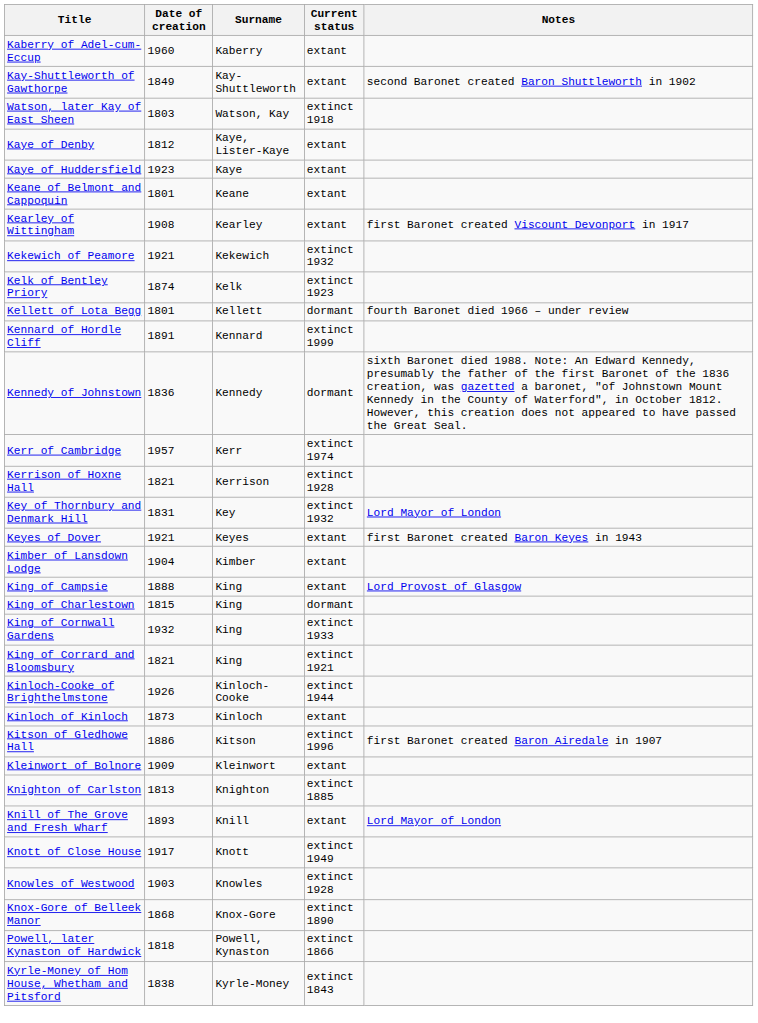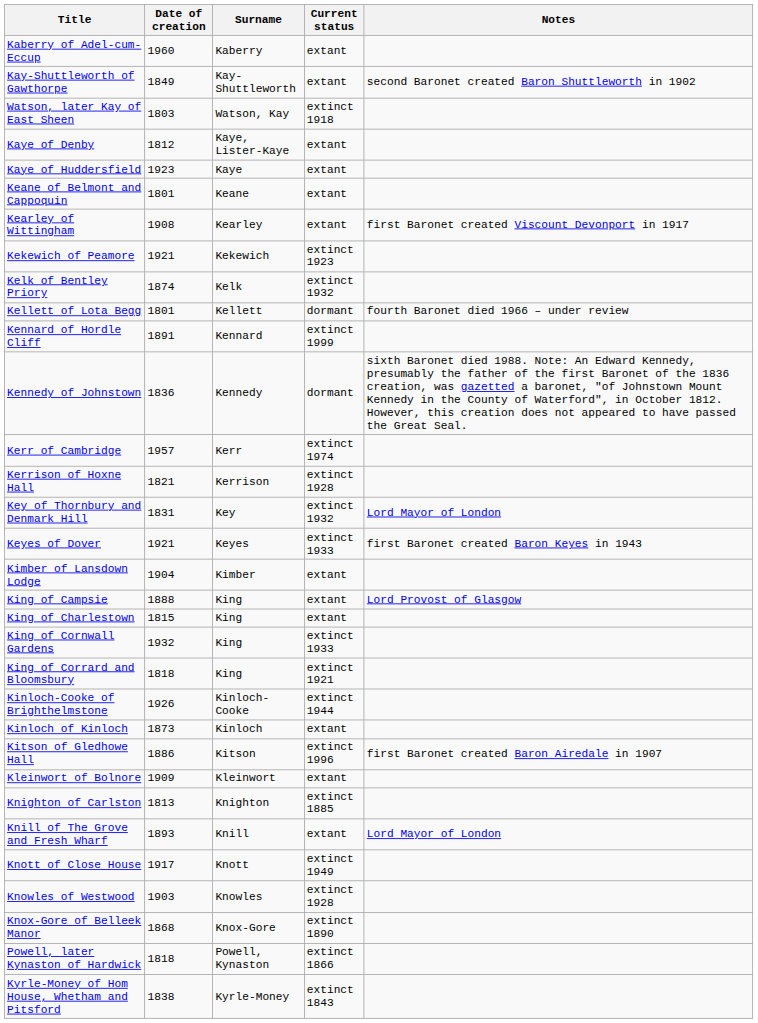(330, 256) extinct 1932 -> (330, 256) extinct 1923
(330, 287) extinct 1923 -> (330, 287) extinct 1932
(327, 537) extant -> (330, 544) extinct 1933
(330, 605) dormant -> (327, 618) extant
(161, 661) 1821 -> (161, 674) 1818
